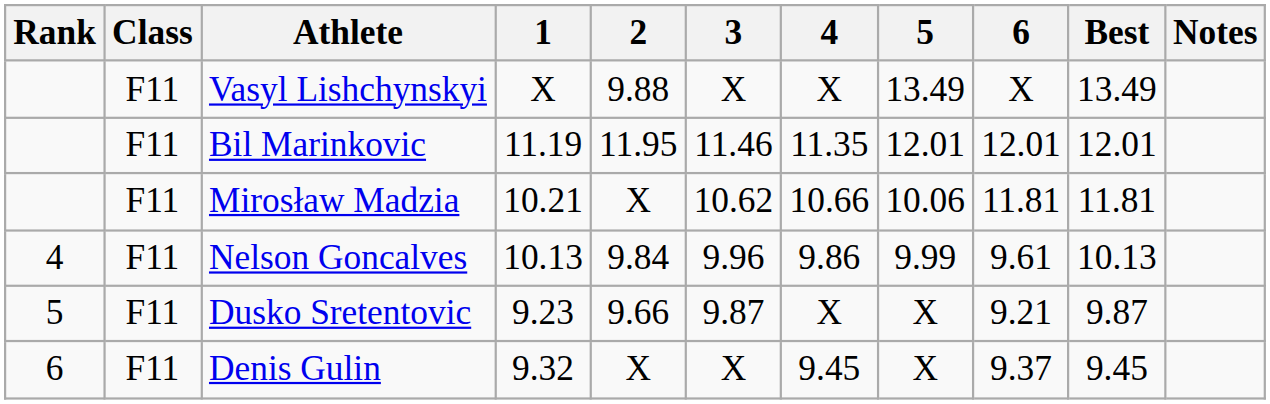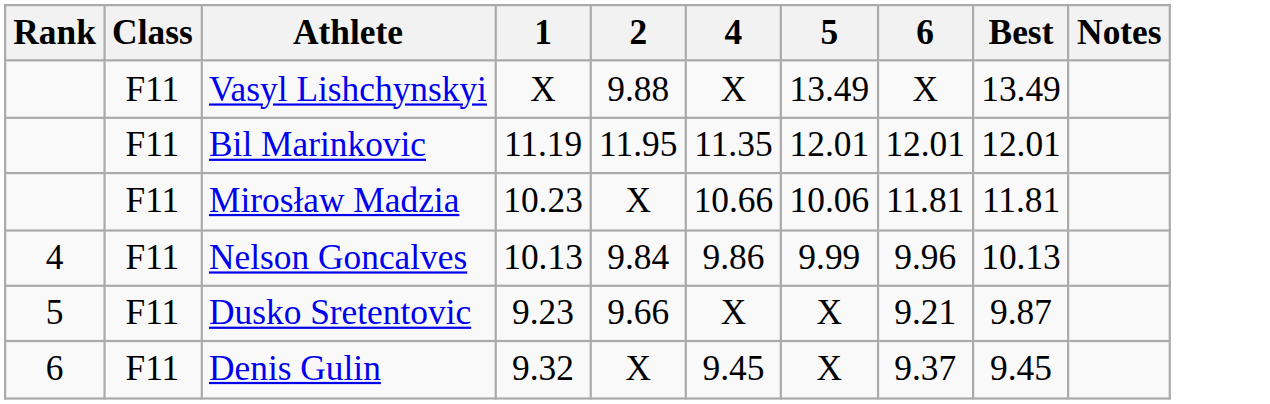- column: (733, 32)
(543, 200) 10.21 -> (543, 200) 10.23
(1021, 256) 9.61 -> (925, 256) 9.96
